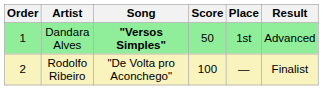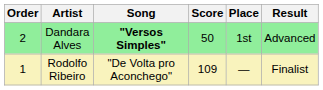(23, 38) 1 -> (23, 38) 2
(23, 69) 2 -> (23, 69) 1
(207, 69) 100 -> (207, 69) 109
